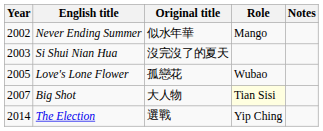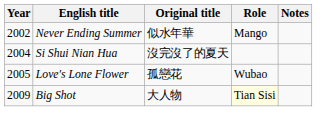(19, 54) 2003 -> (19, 54) 2004
(19, 95) 2007 -> (19, 95) 2009
- row: (65, 116)
